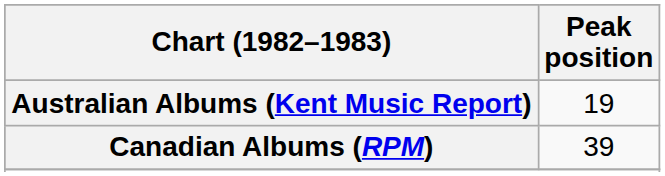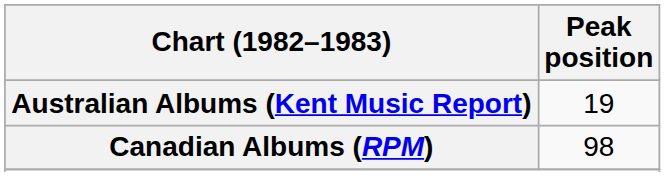(599, 147) 39 -> (599, 147) 98
